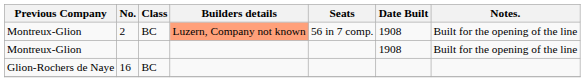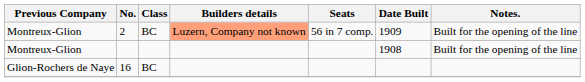(390, 31) 1908 -> (390, 31) 1909
